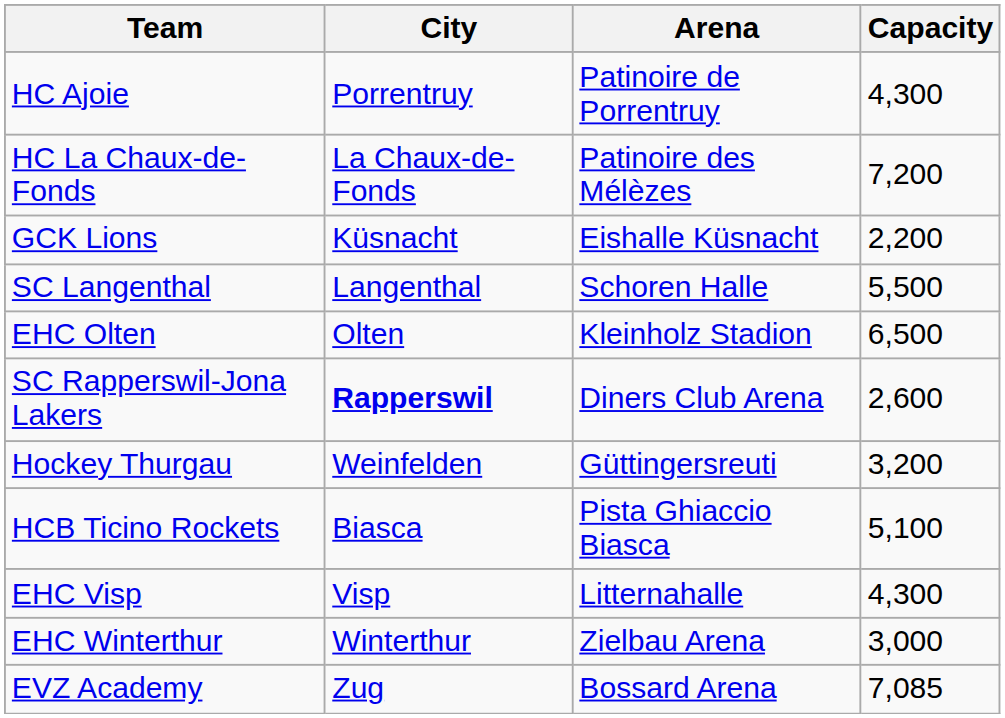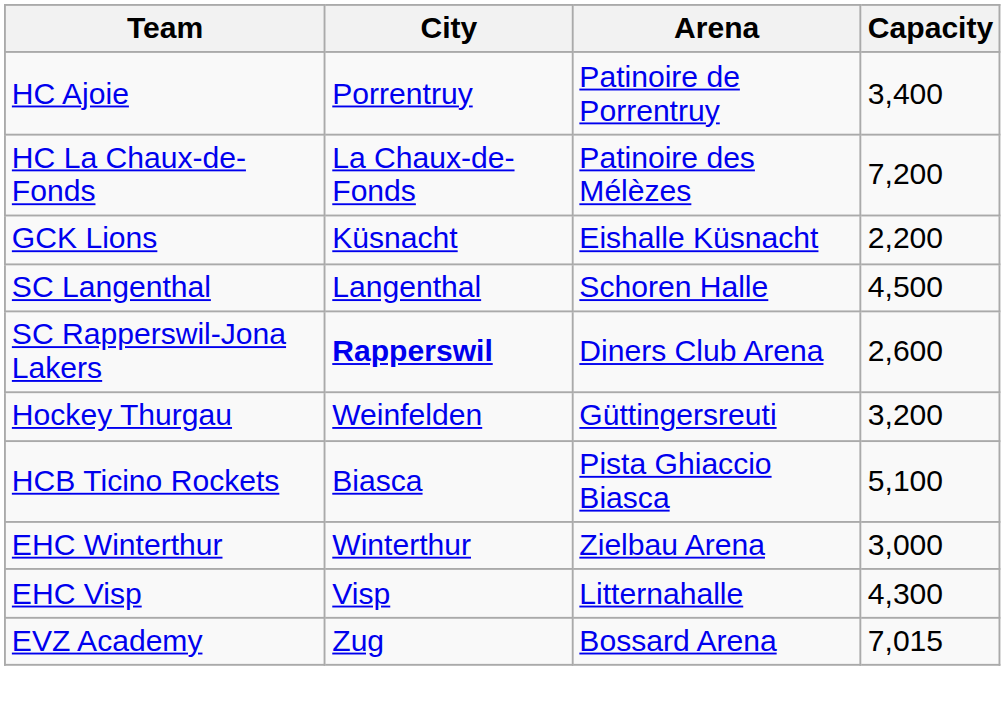(905, 92) 4,300 -> (905, 92) 3,400
(905, 286) 5,500 -> (905, 286) 4,500
- row: (84, 334)
rows swapped: (77, 593) <-> (117, 640)
(905, 688) 7,085 -> (905, 640) 7,015
